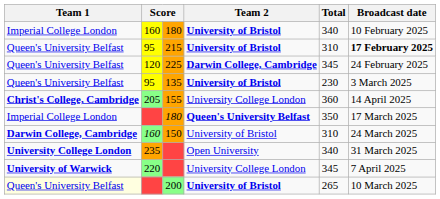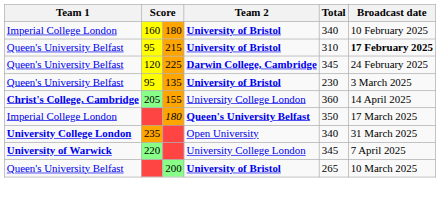- row: (152, 133)
(65, 185) lightyellow background -> (65, 168) no background
